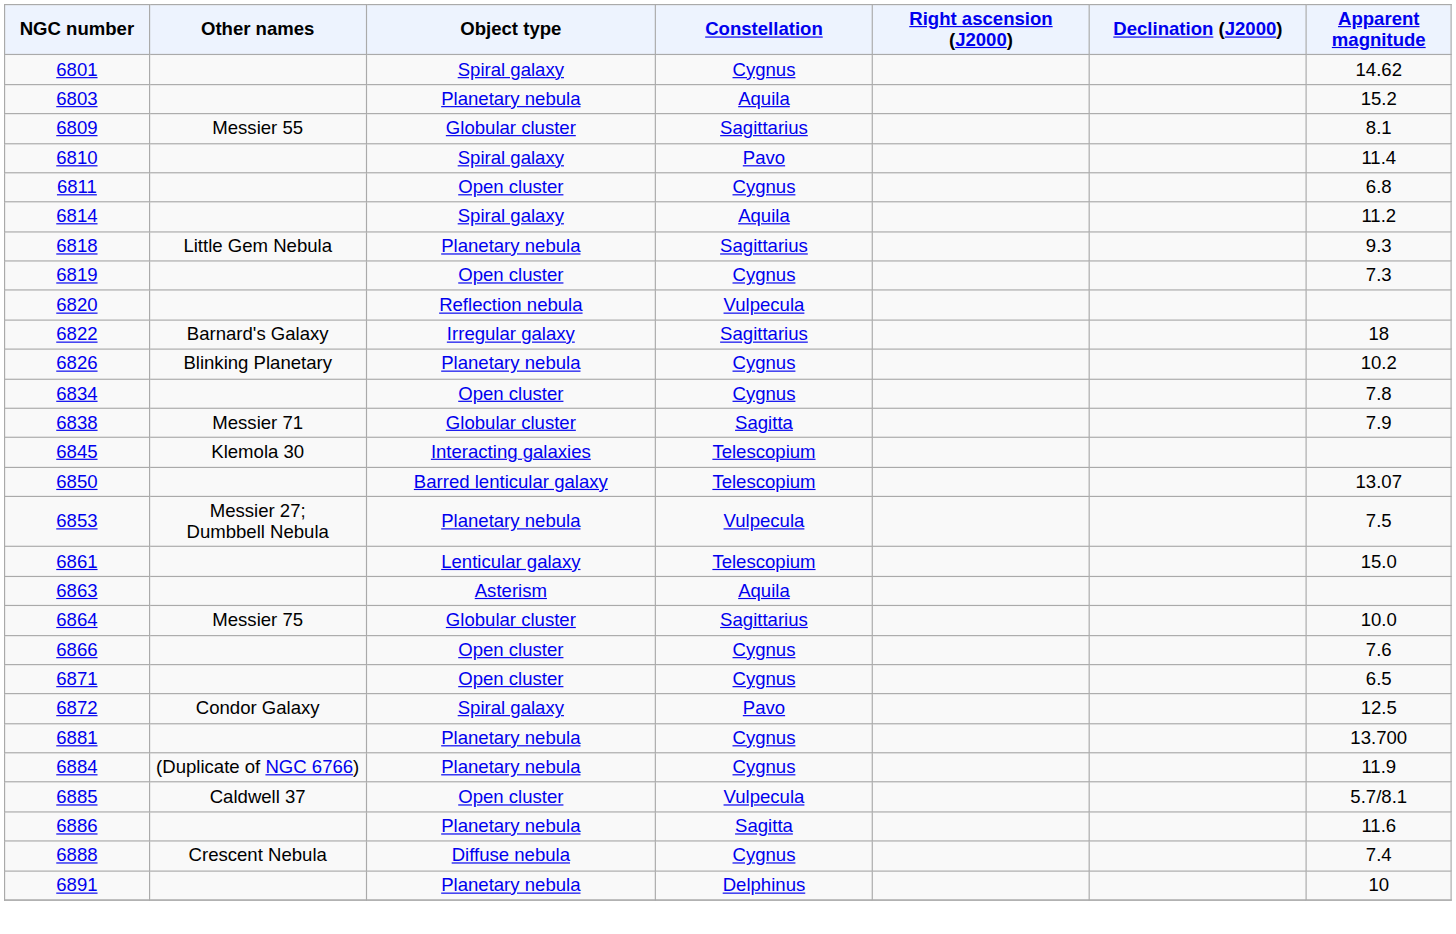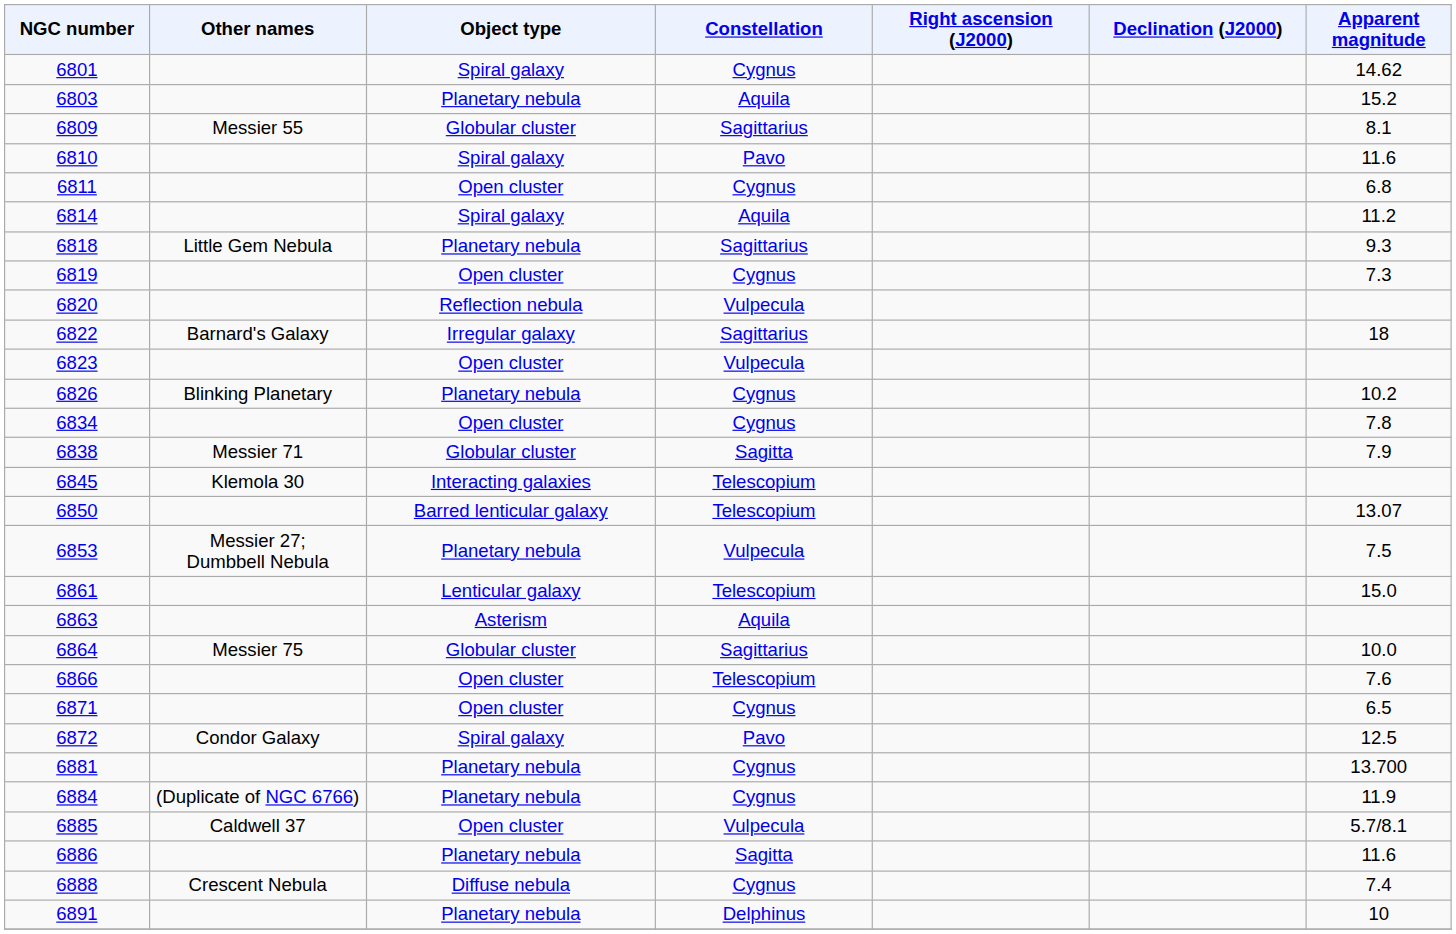(1379, 157) 11.4 -> (1379, 157) 11.6
+ row: (77, 363)
(764, 649) Cygnus -> (764, 679) Telescopium
